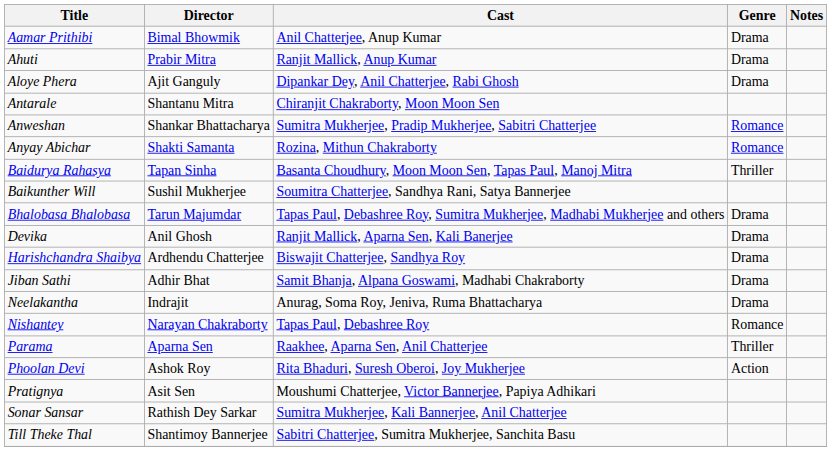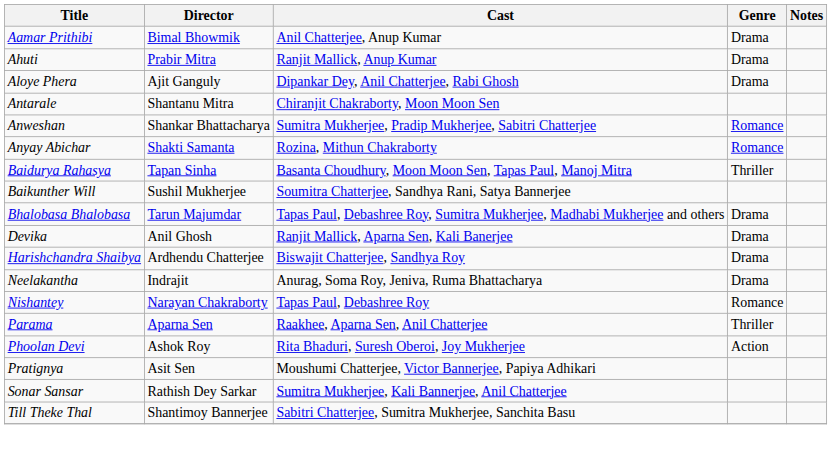- row: (39, 280)
